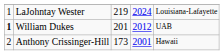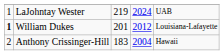(187, 12) Louisiana-Lafayette -> (164, 12) UAB
(164, 27) UAB -> (187, 27) Louisiana-Lafayette
(121, 42) 173 -> (121, 42) 183
(142, 42) 2001 -> (142, 42) 2004
